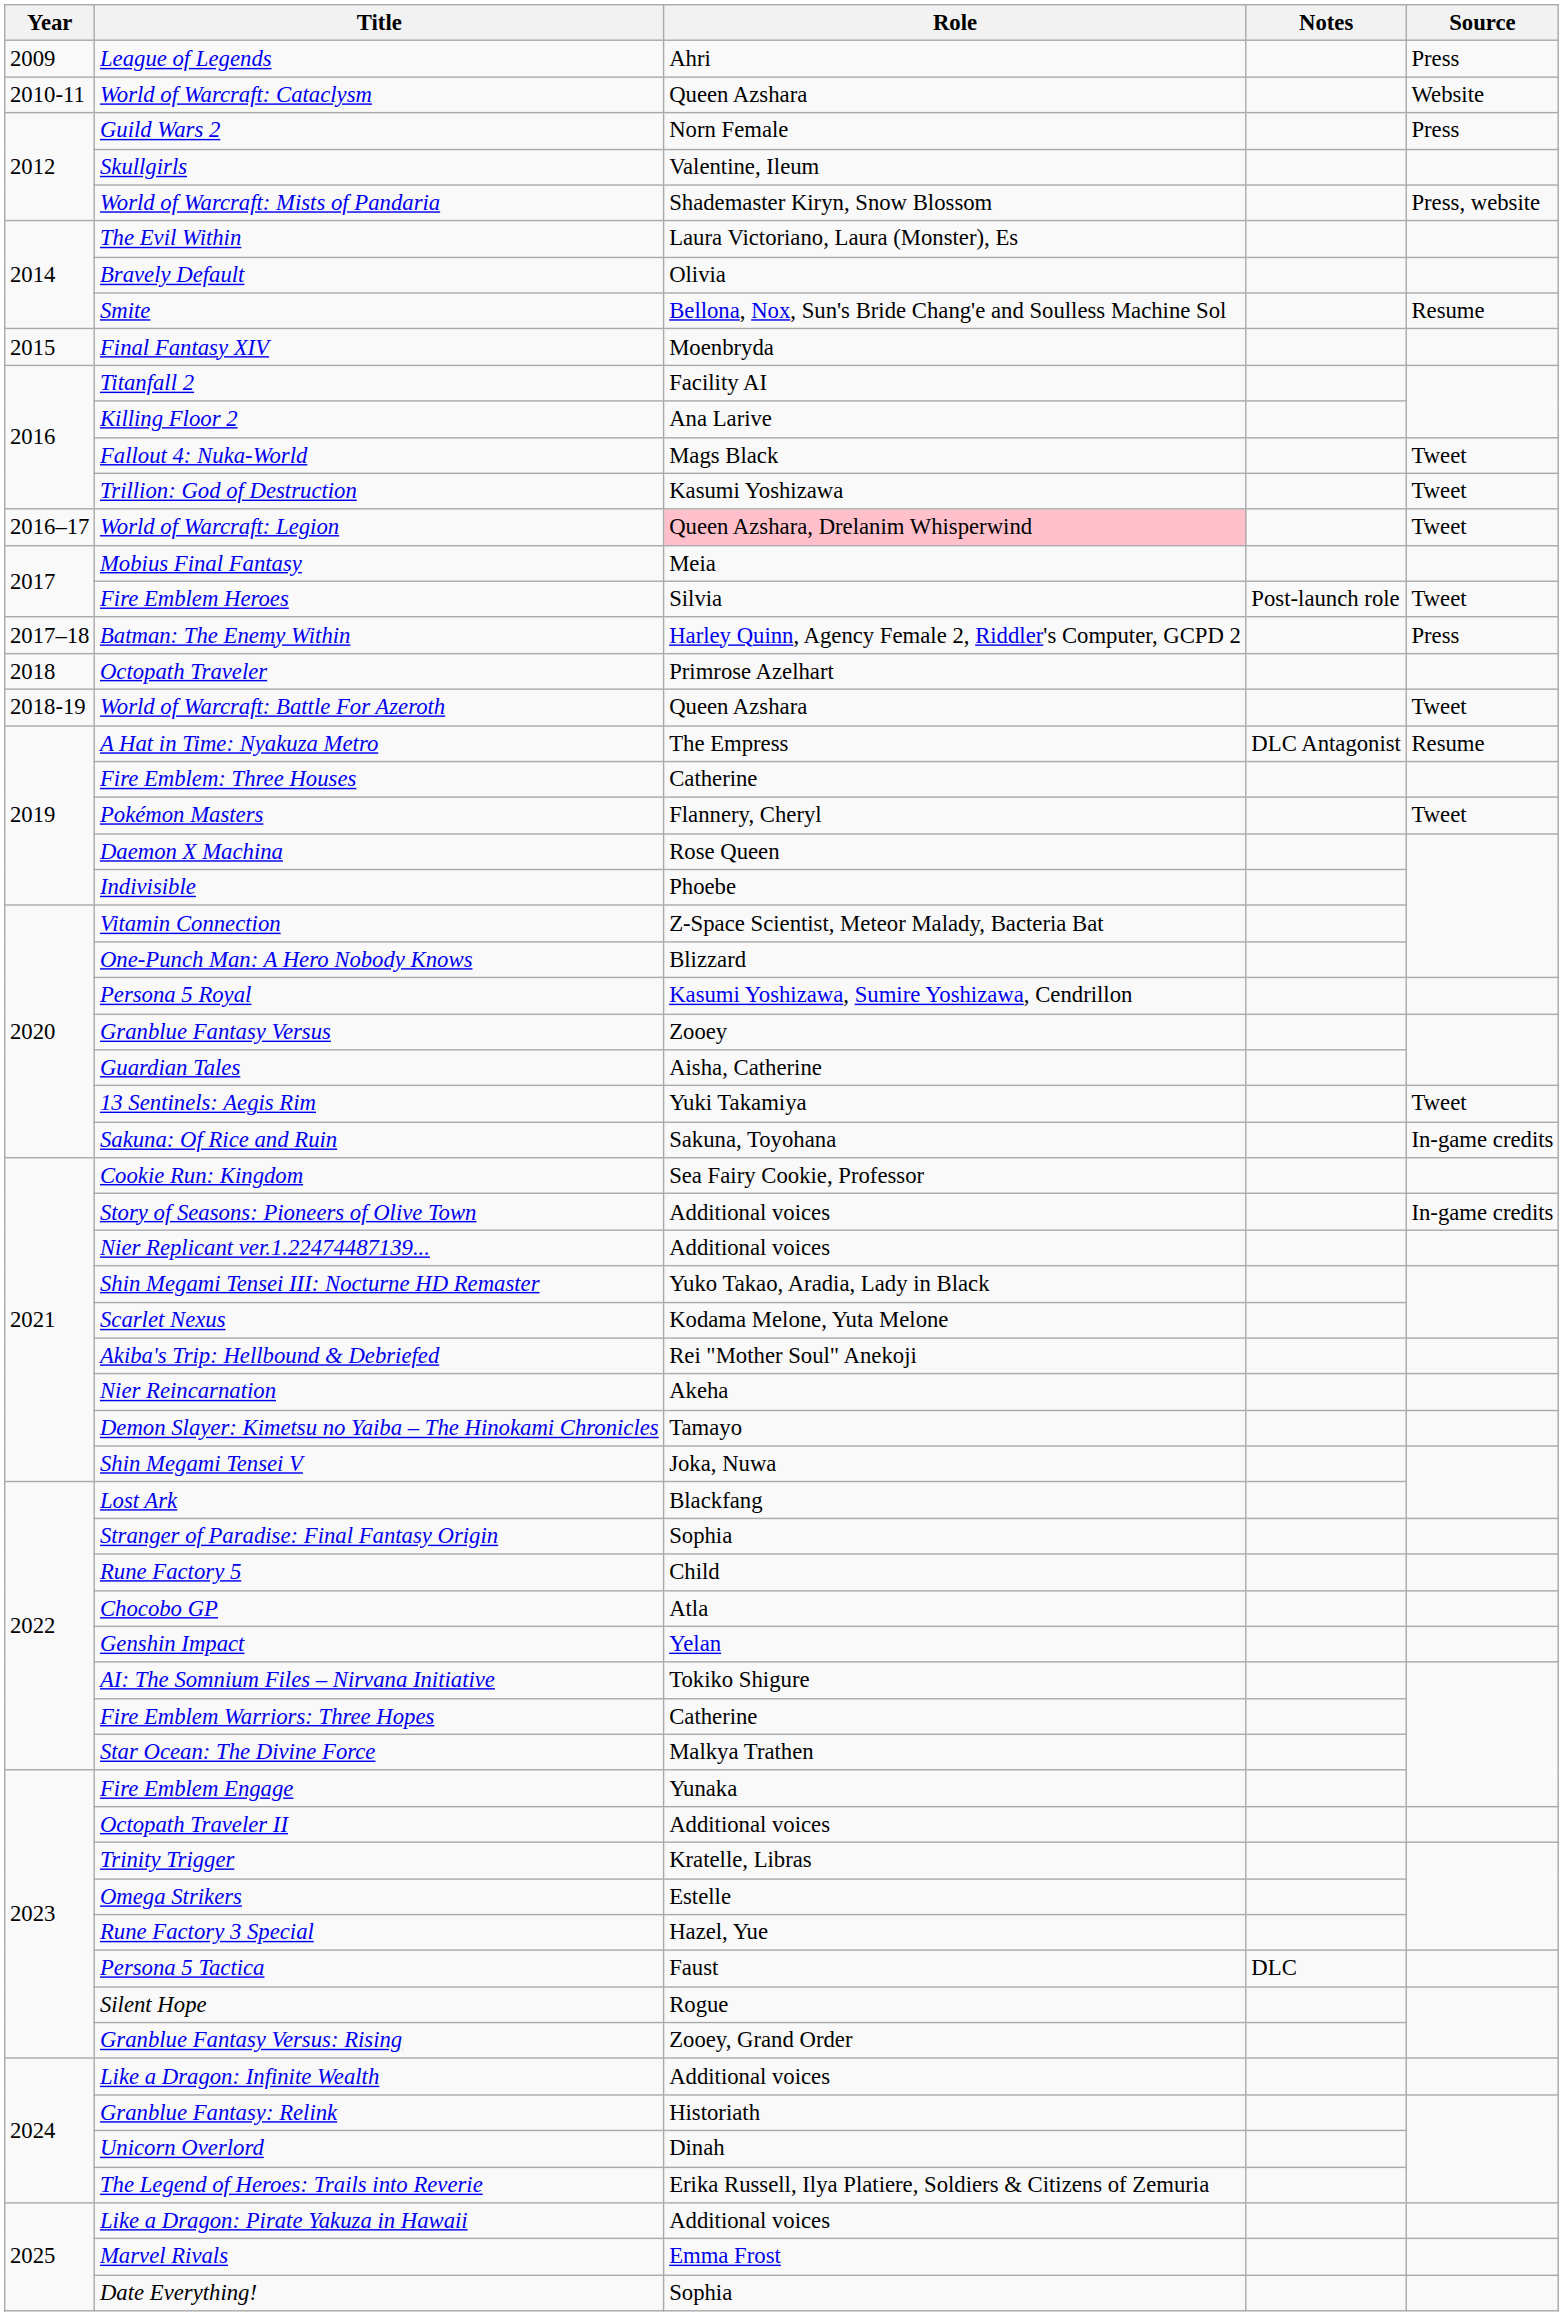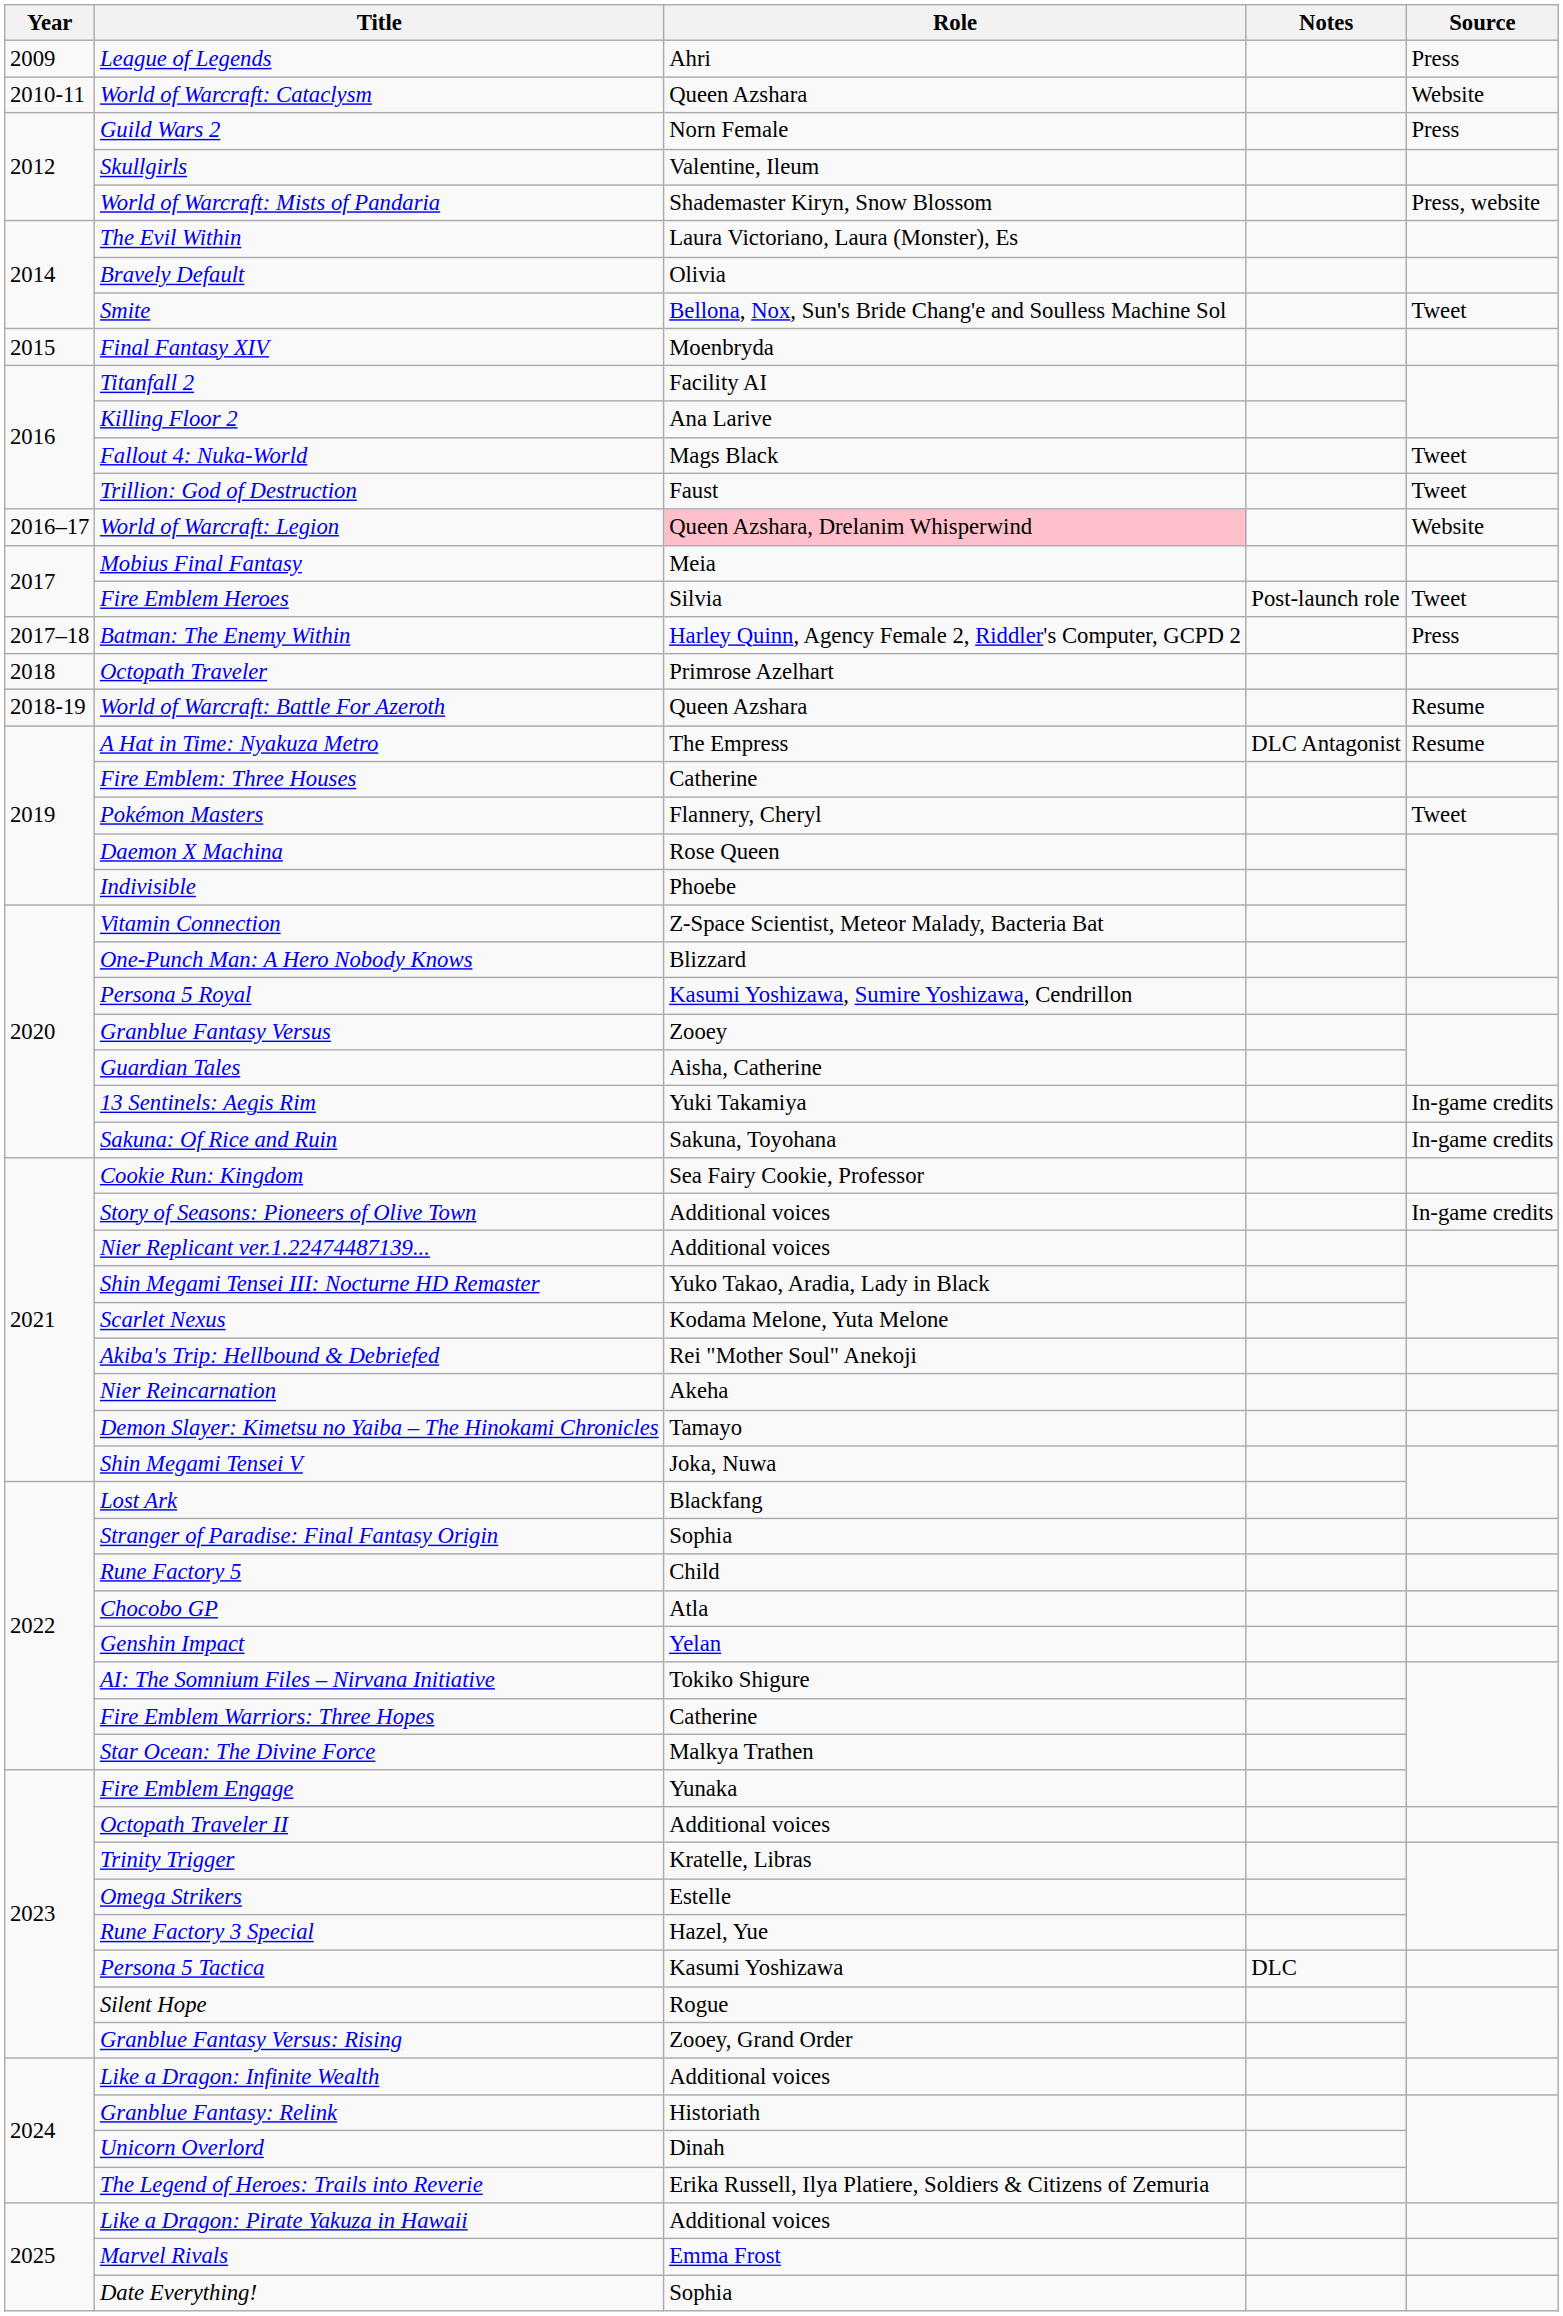(1448, 310) Resume -> (1439, 310) Tweet
(756, 490) Kasumi Yoshizawa -> (694, 490) Faust
(1439, 526) Tweet -> (1448, 526) Website
(1439, 707) Tweet -> (1448, 707) Resume
(1439, 1103) Tweet -> (1482, 1103) In-game credits
(694, 1968) Faust -> (756, 1968) Kasumi Yoshizawa
